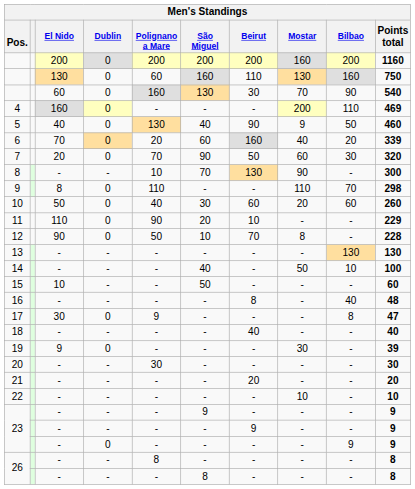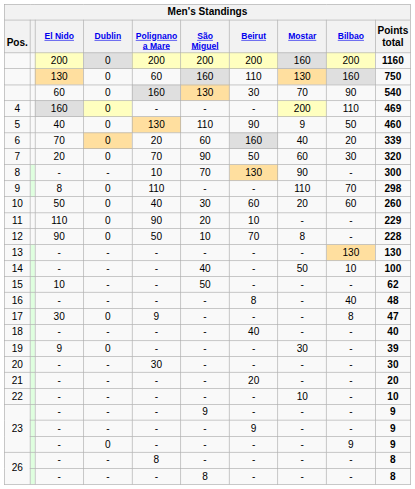(205, 124) 40 -> (205, 124) 110
(393, 284) 60 -> (393, 284) 62
